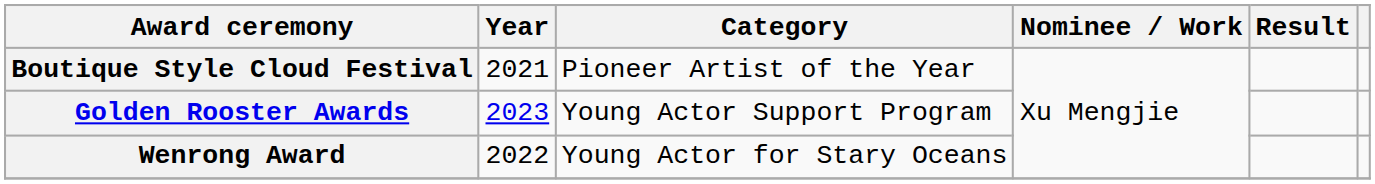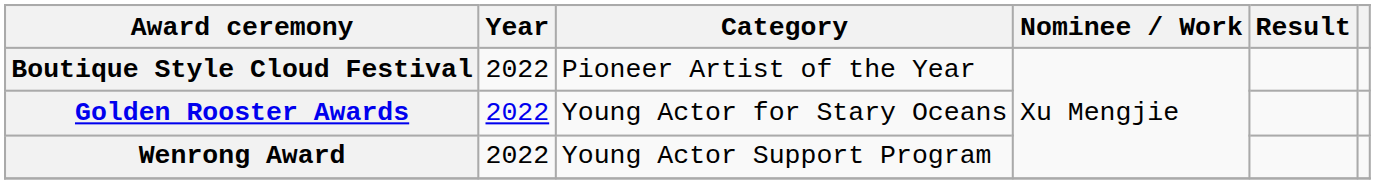(517, 70) 2021 -> (517, 70) 2022
(517, 113) 2023 -> (517, 113) 2022
(777, 113) Young Actor Support Program -> (785, 113) Young Actor for Stary Oceans
(785, 156) Young Actor for Stary Oceans -> (777, 156) Young Actor Support Program
